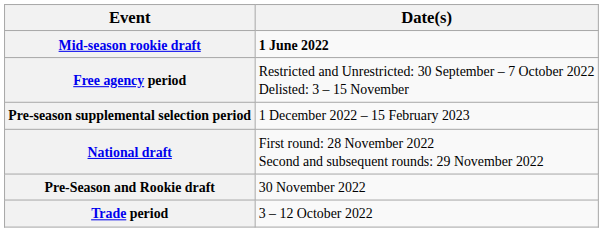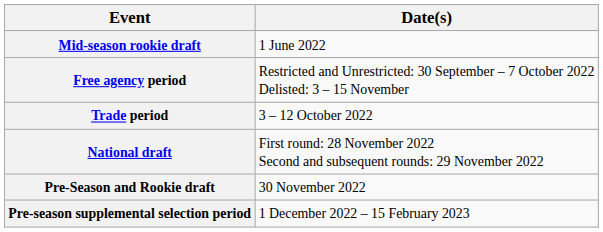(294, 44) bold -> (292, 45) normal
rows swapped: (130, 214) <-> (130, 116)
